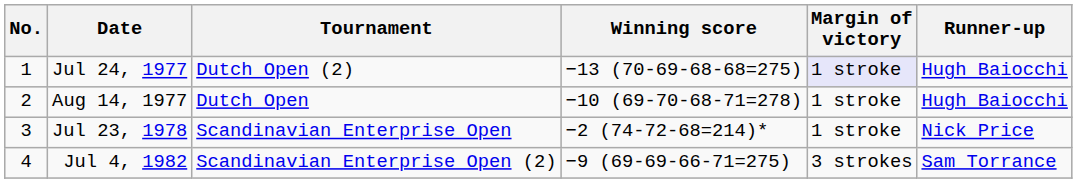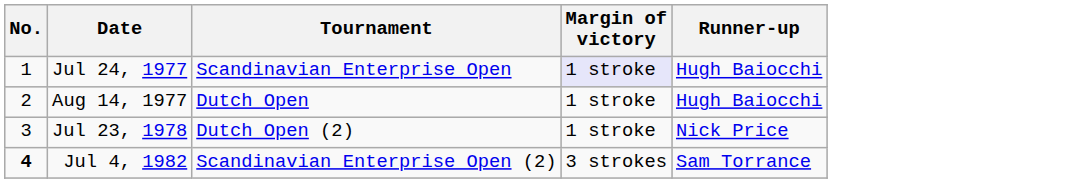- column: (684, 31)
(275, 72) Dutch Open (2) -> (354, 72) Scandinavian Enterprise Open
(354, 132) Scandinavian Enterprise Open -> (275, 132) Dutch Open (2)
(26, 163) normal -> (26, 163) bold
